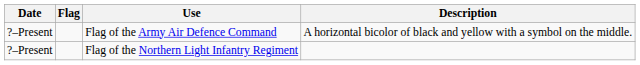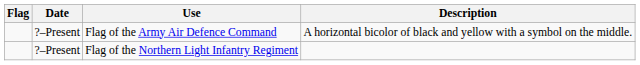columns swapped: (69, 13) <-> (30, 13)
